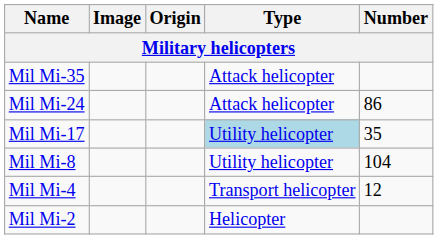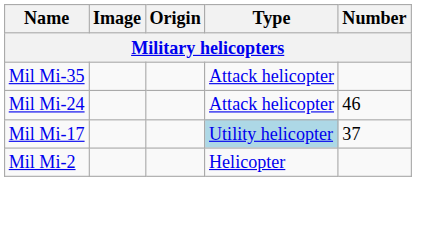(373, 104) 86 -> (351, 104) 46
(373, 133) 35 -> (351, 133) 37
- row: (42, 162)
- row: (42, 190)
